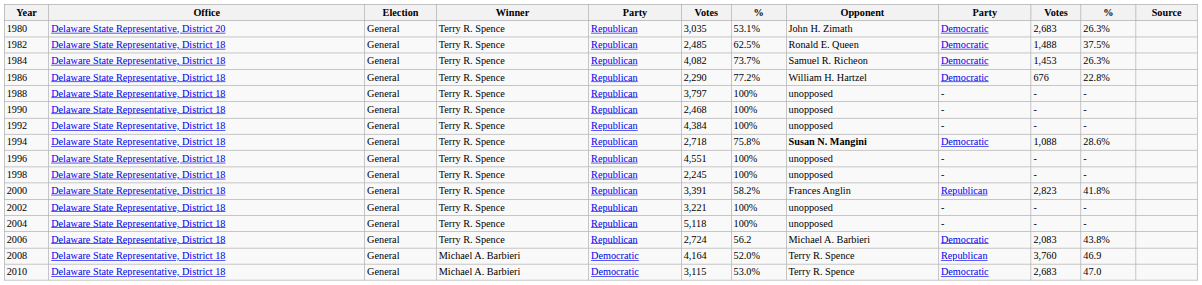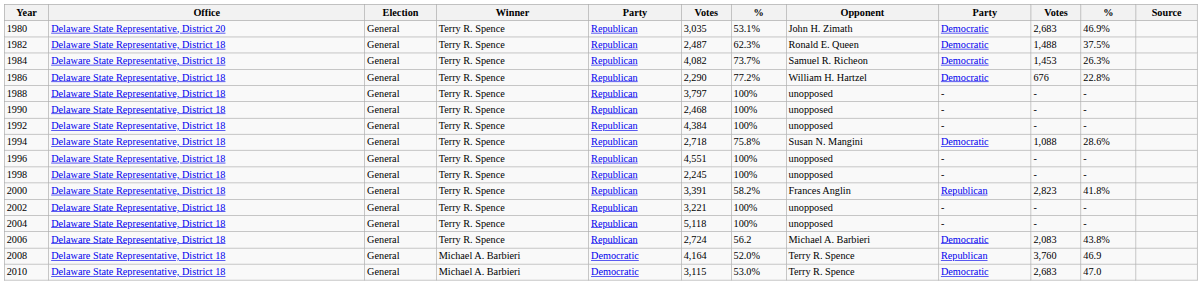(1097, 28) 26.3% -> (1097, 28) 46.9%
(695, 45) 2,485 -> (695, 45) 2,487
(747, 45) 62.5% -> (747, 45) 62.3%
(828, 142) bold -> (826, 142) normal
